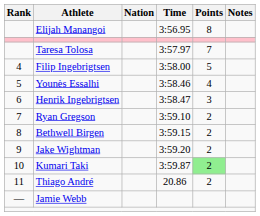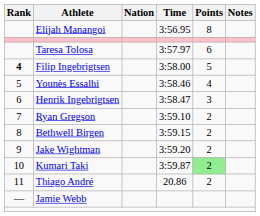(209, 50) 7 -> (209, 50) 6
(19, 67) normal -> (19, 67) bold
